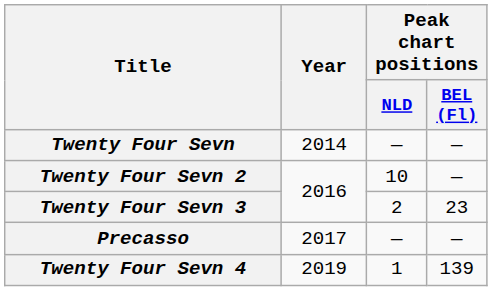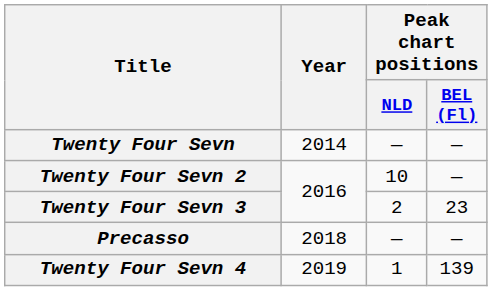(324, 238) 2017 -> (324, 238) 2018
